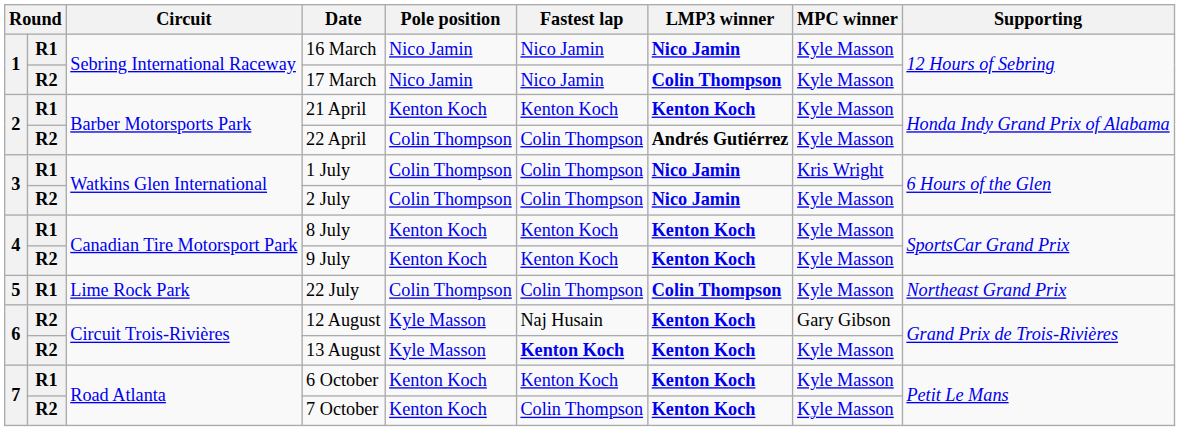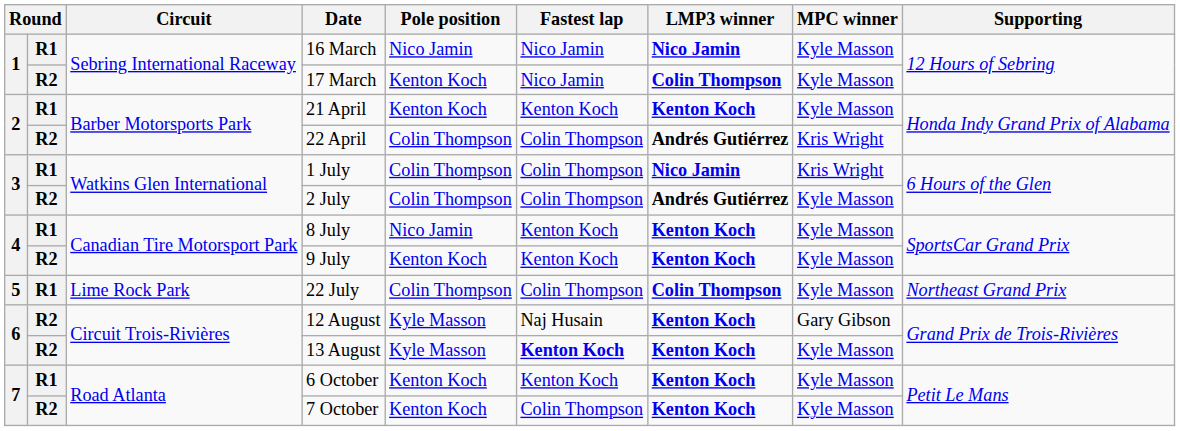(431, 79) Nico Jamin -> (438, 79) Kenton Koch
(845, 139) Kyle Masson -> (840, 139) Kris Wright
(696, 199) Nico Jamin -> (720, 199) Andrés Gutiérrez
(438, 229) Kenton Koch -> (431, 229) Nico Jamin
